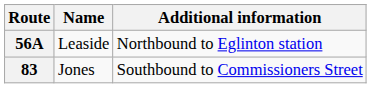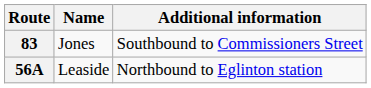rows swapped: (29, 43) <-> (29, 69)
